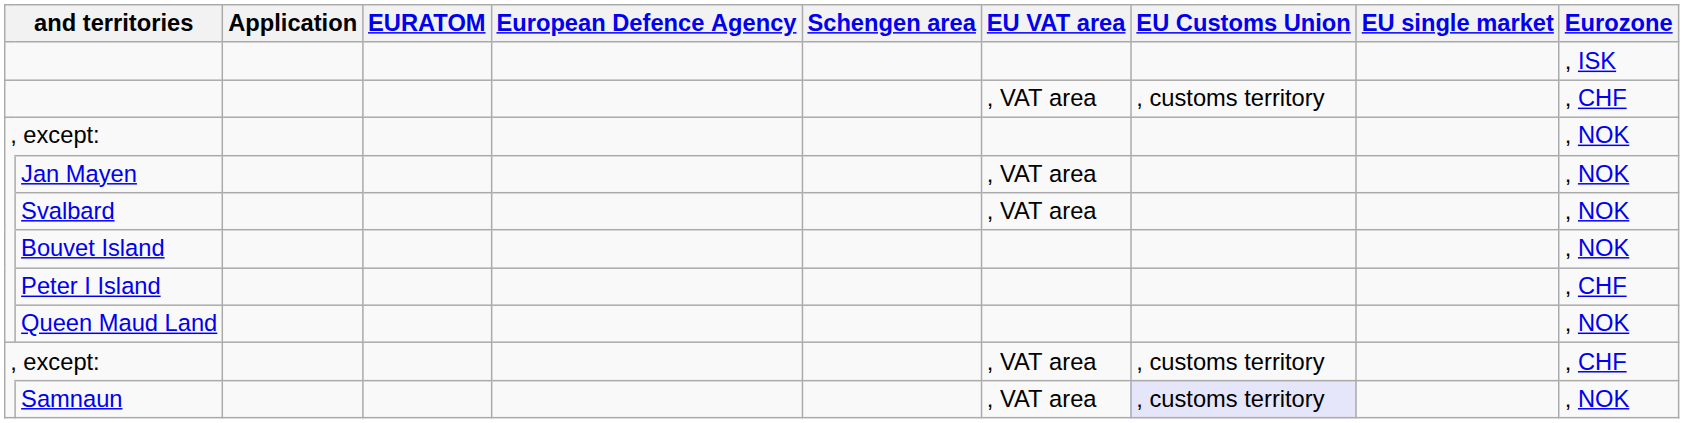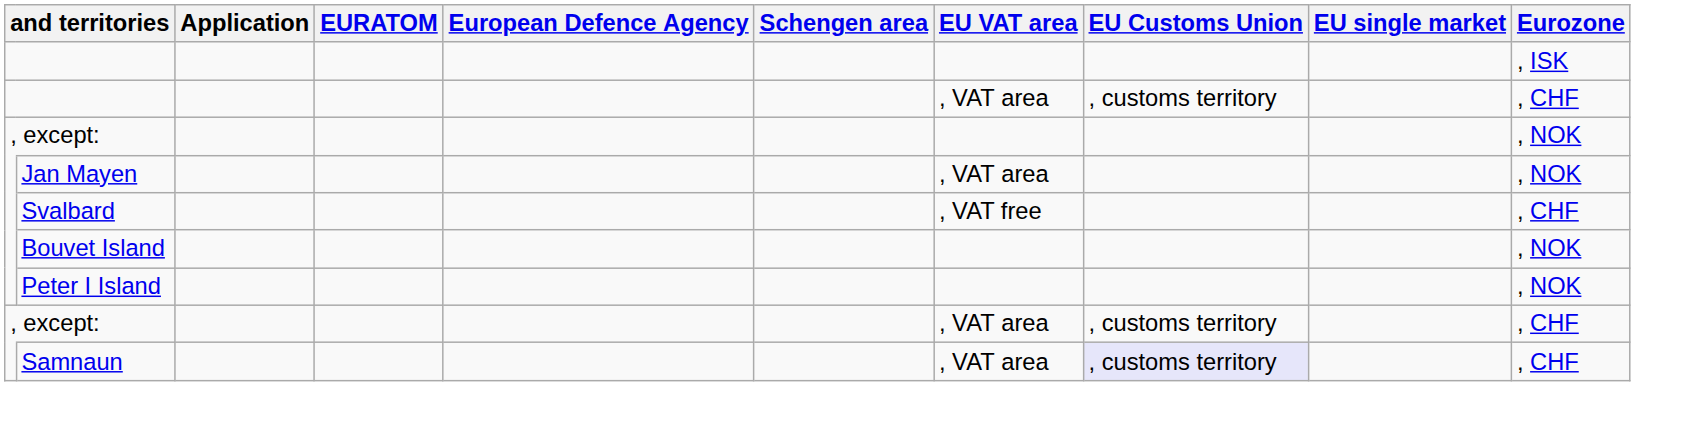(1042, 211) , VAT area -> (990, 211) , VAT free
(1597, 211) , NOK -> (1548, 211) , CHF
(1596, 286) , CHF -> (1549, 286) , NOK
- row: (10, 324)
(1597, 398) , NOK -> (1548, 361) , CHF
